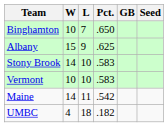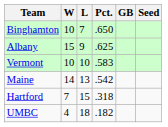- row: (34, 63)
(86, 96) 11 -> (85, 79) 13
+ row: (25, 96)
